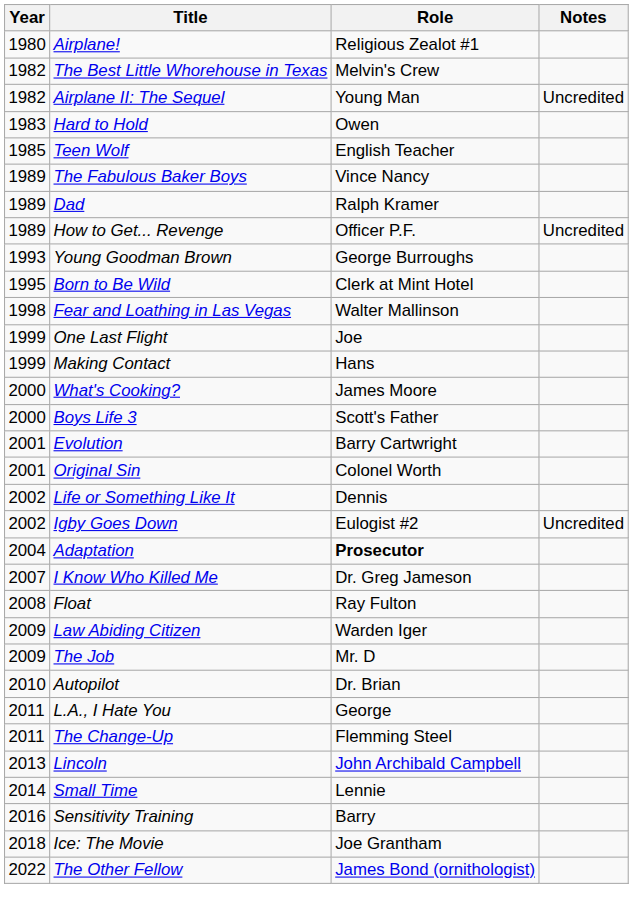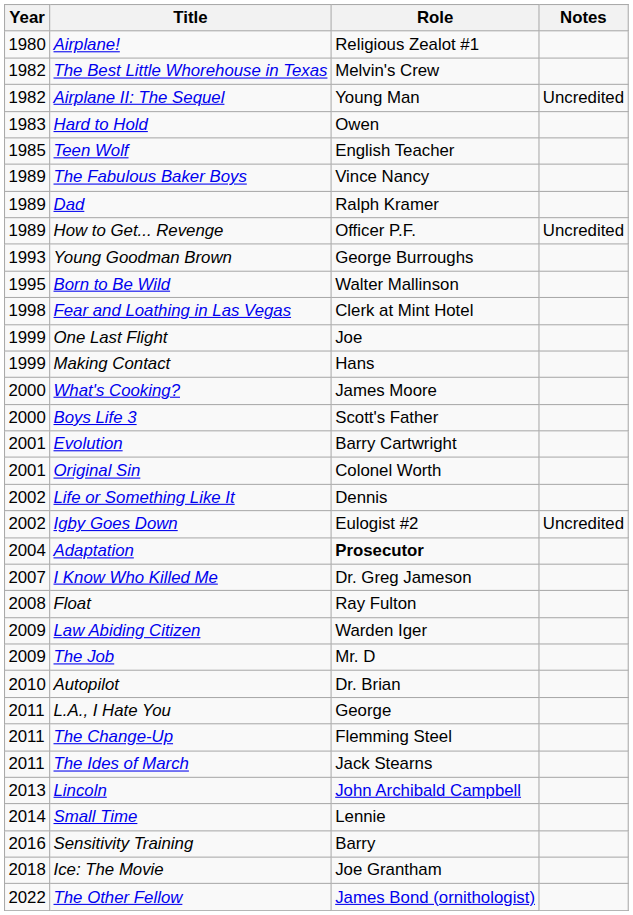(404, 284) Clerk at Mint Hotel -> (397, 284) Walter Mallinson
(397, 310) Walter Mallinson -> (404, 310) Clerk at Mint Hotel
+ row: (121, 763)
